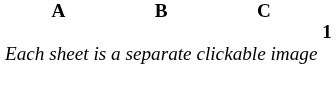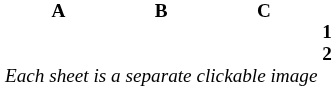+ row: (325, 53)
